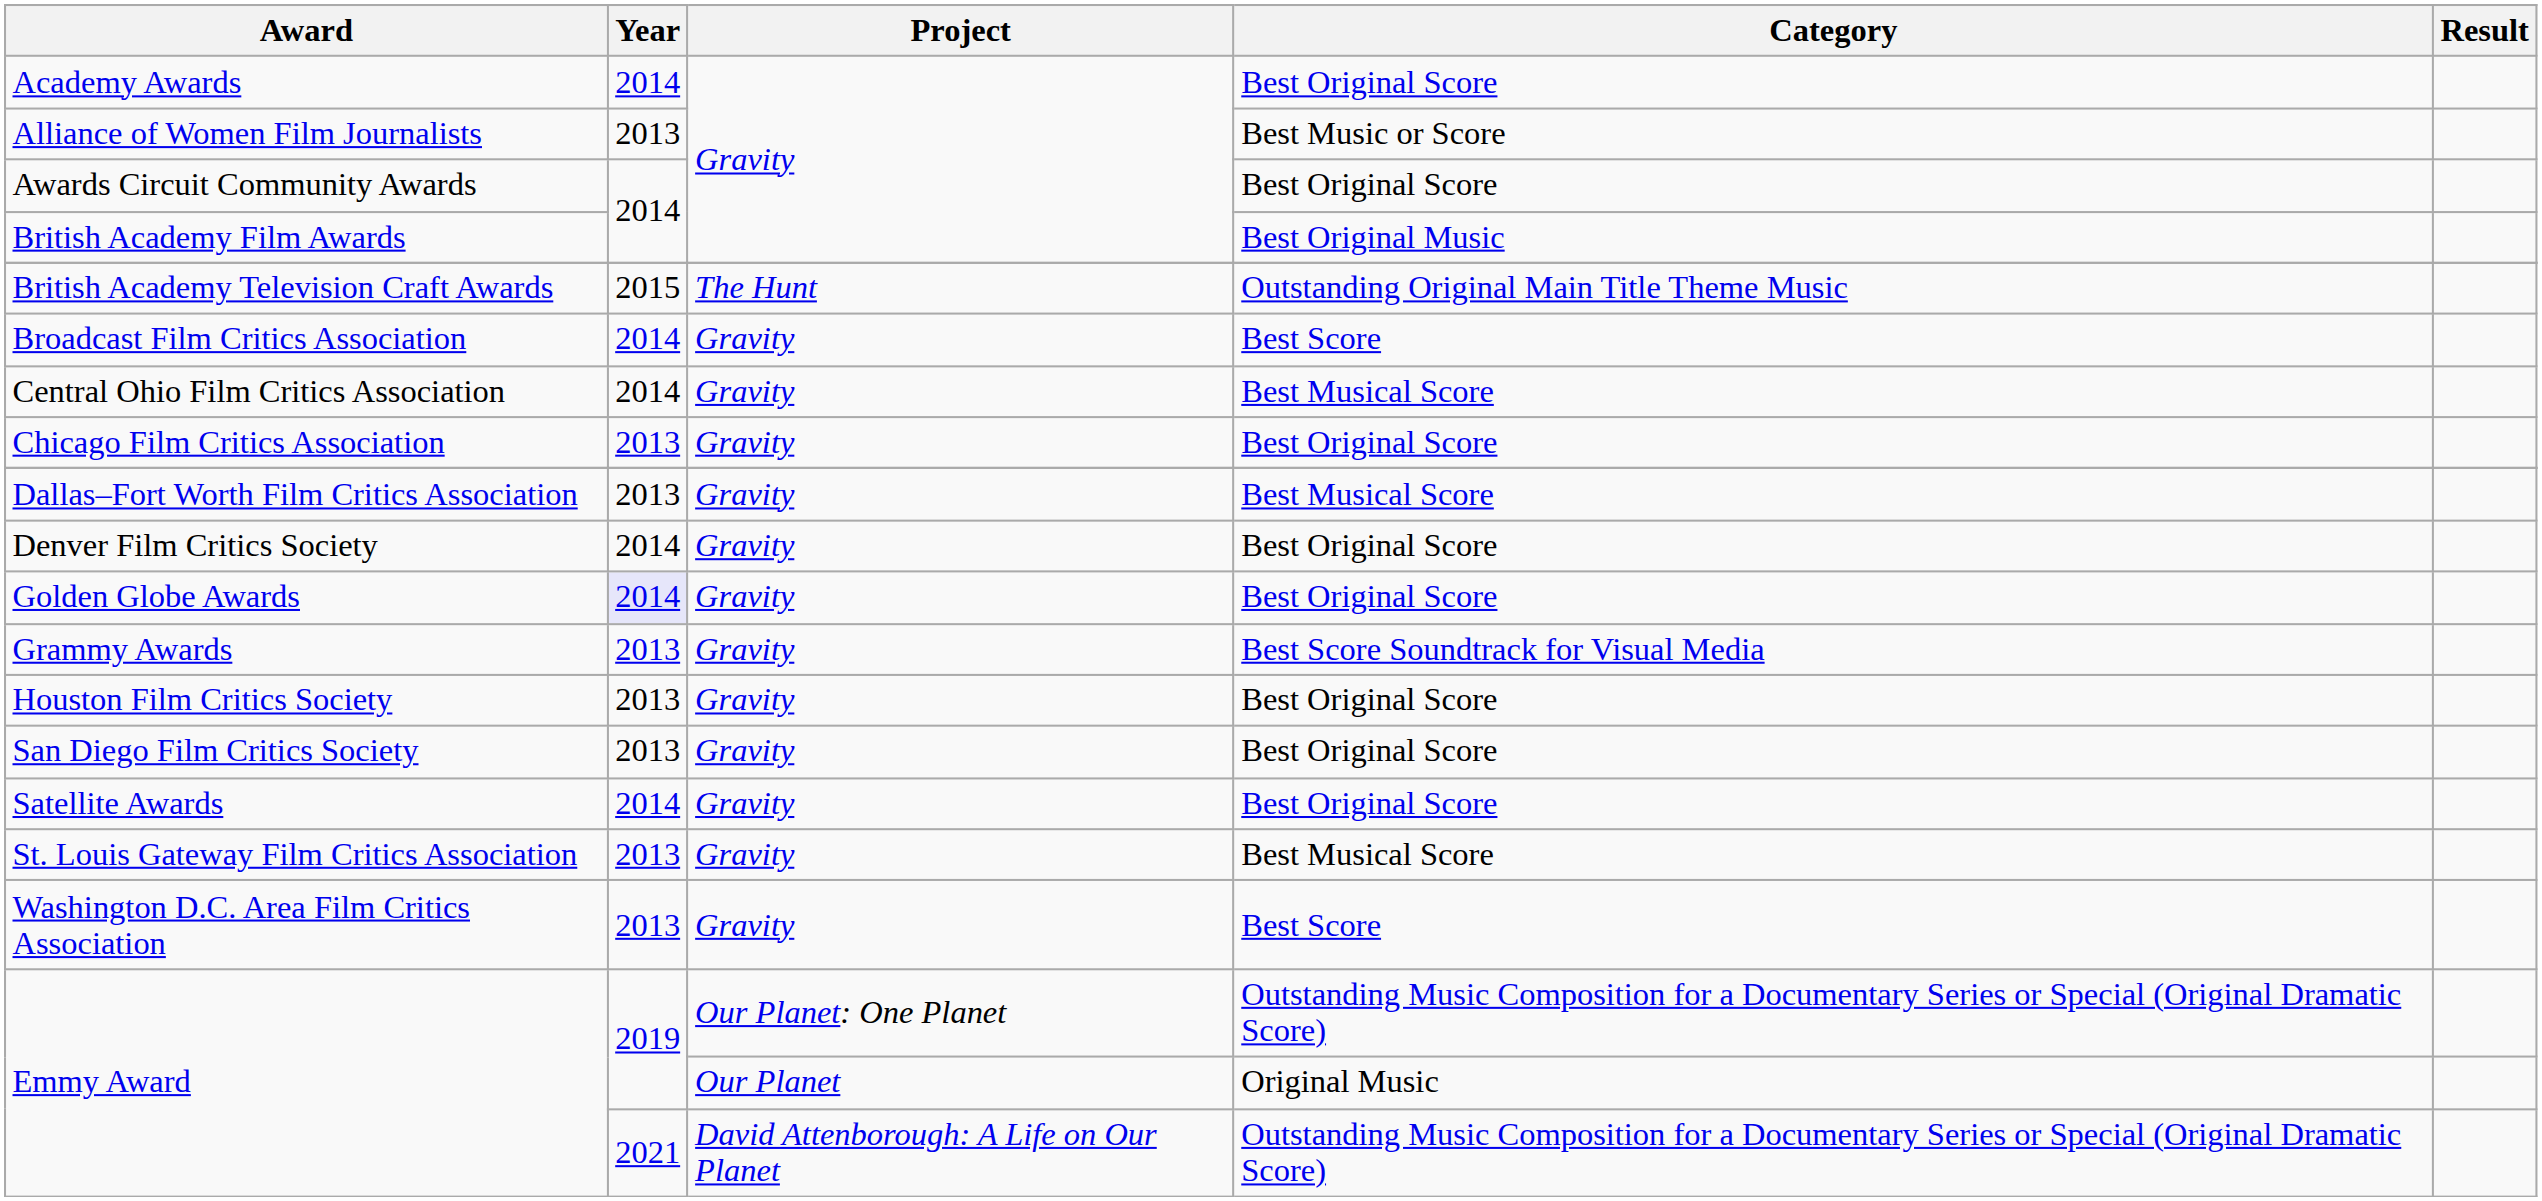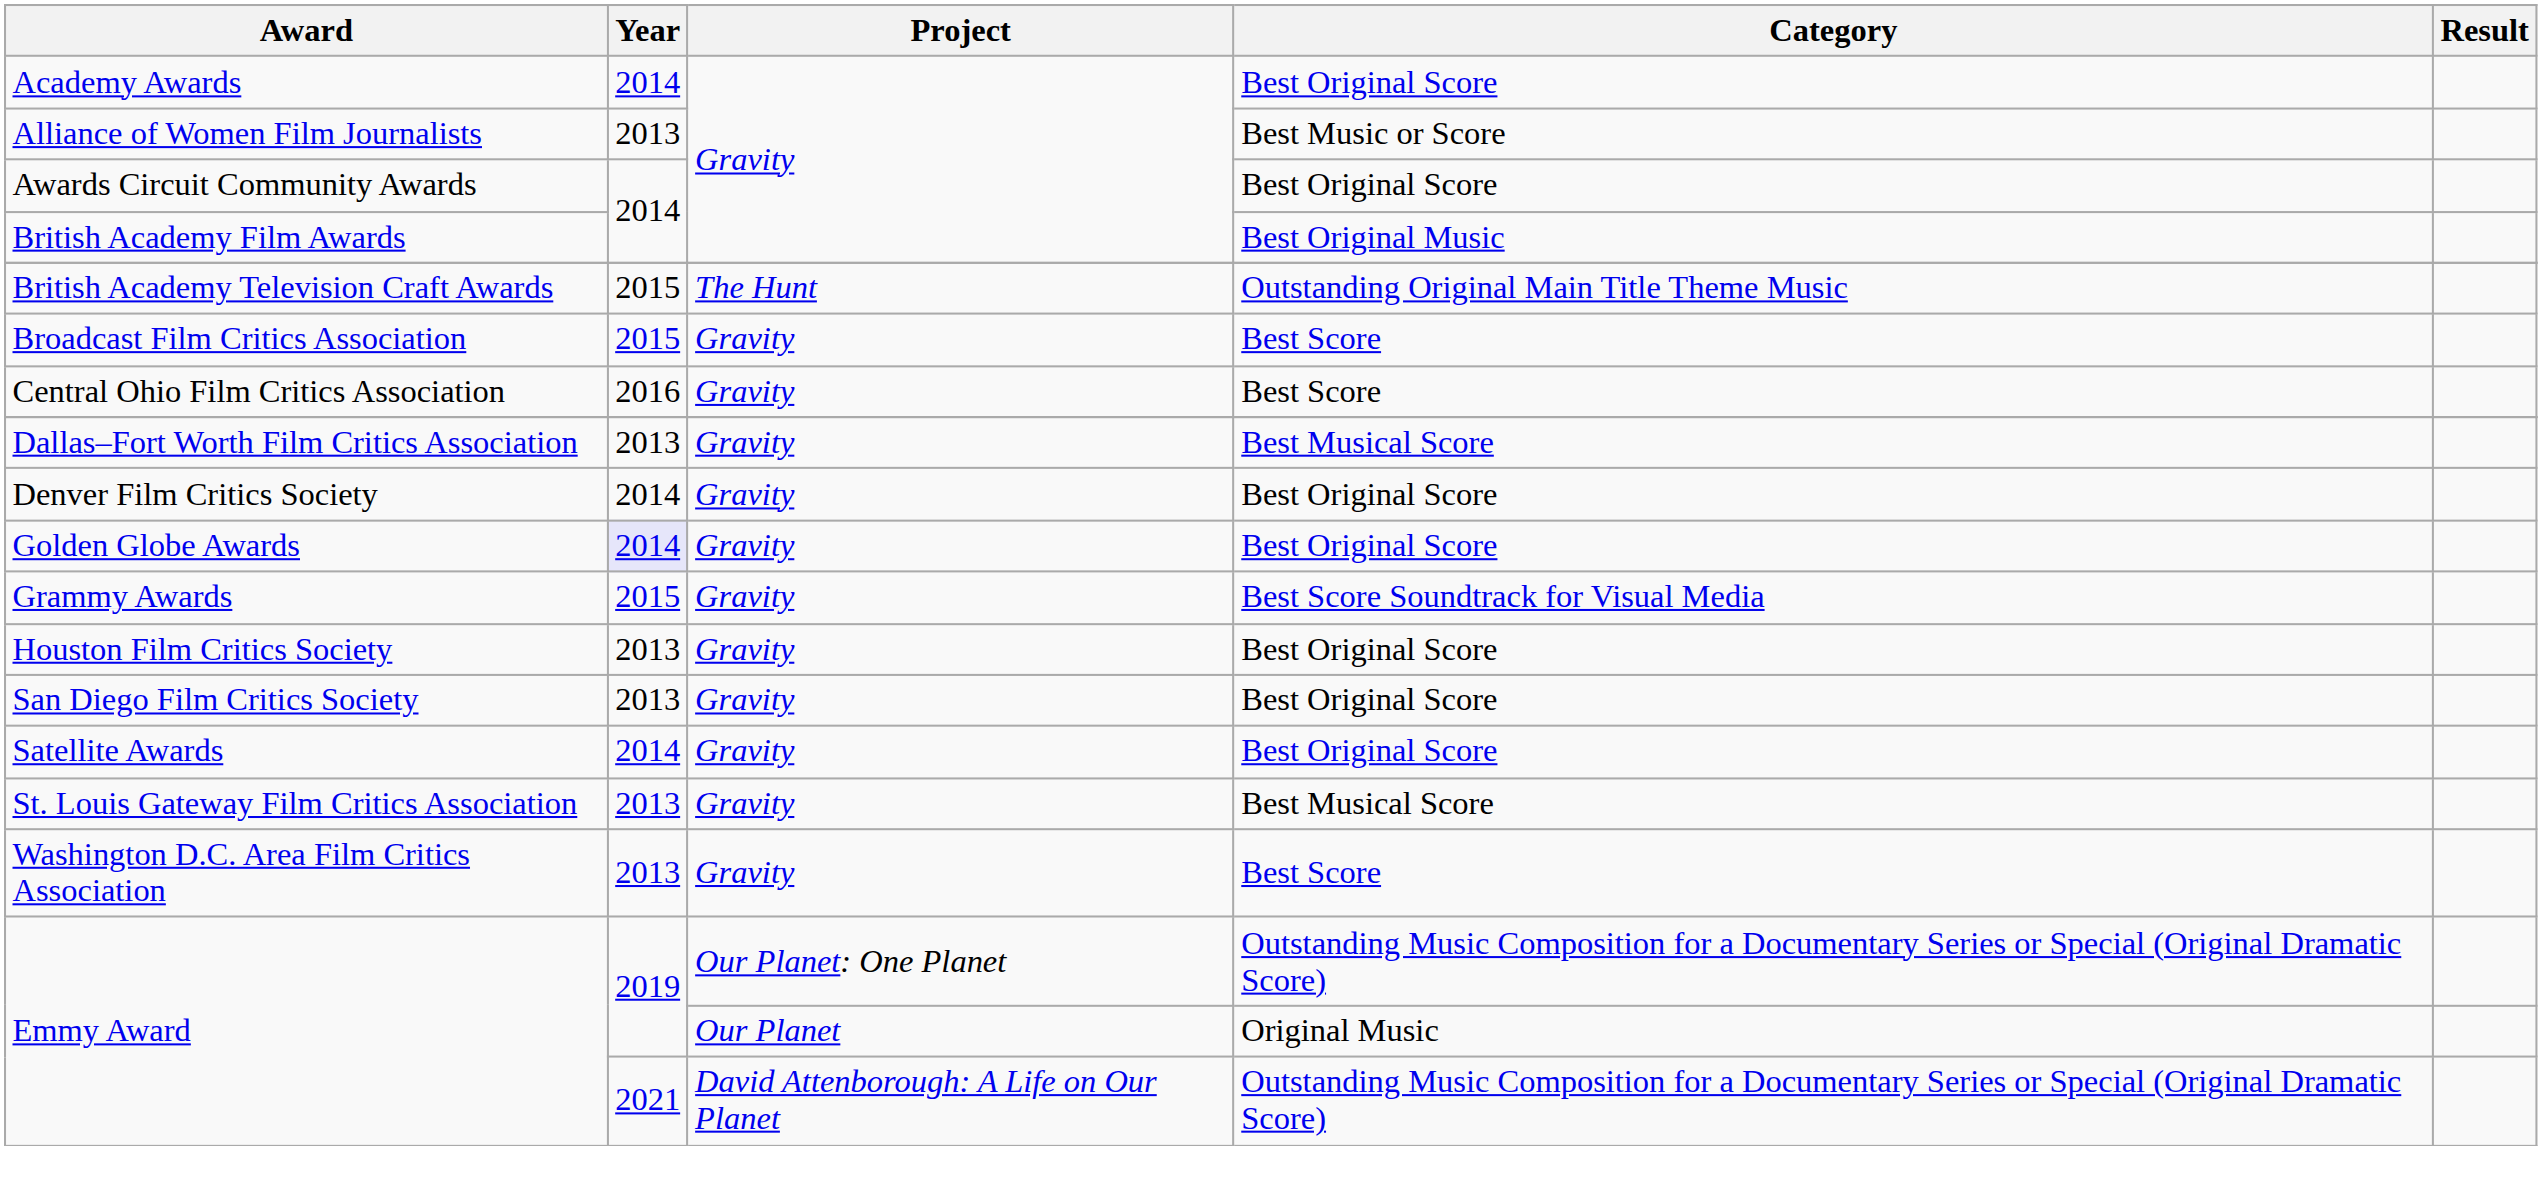(648, 339) 2014 -> (648, 339) 2015
(648, 390) 2014 -> (648, 390) 2016
(1368, 390) Best Musical Score -> (1311, 390) Best Score
- row: (229, 442)
(648, 648) 2013 -> (648, 596) 2015
